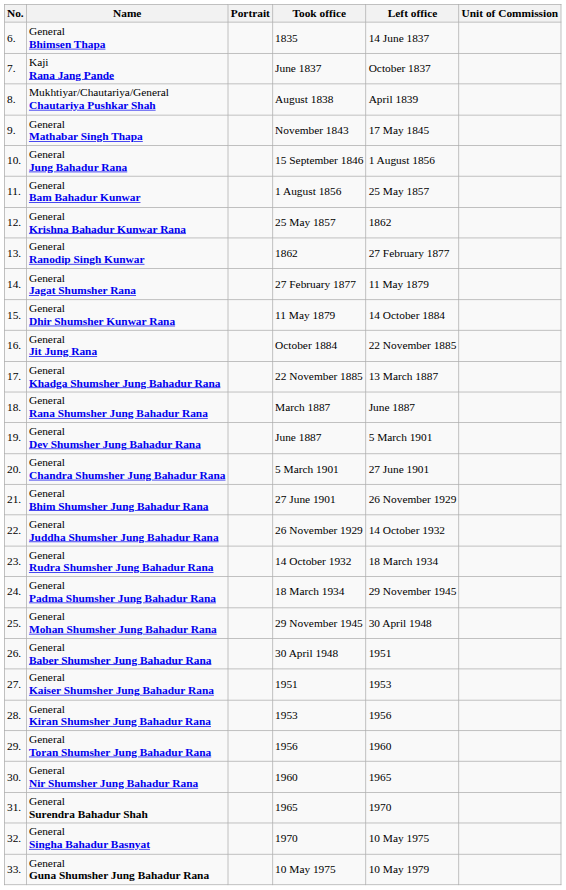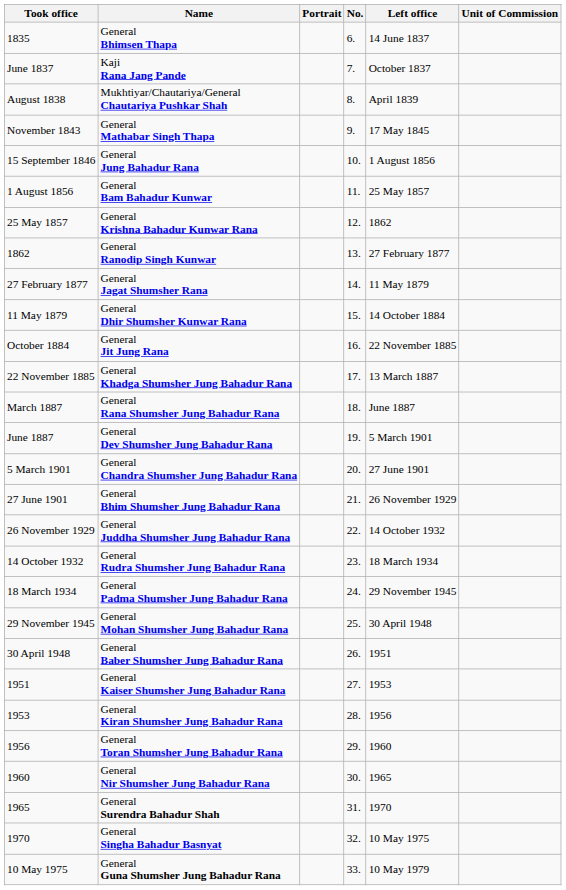columns swapped: (15, 13) <-> (319, 13)
